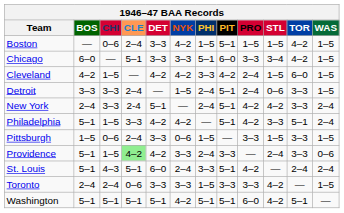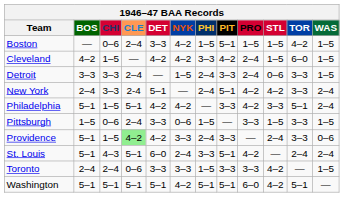- row: (25, 59)
(227, 91) 5–1 -> (227, 75) 3–3
(134, 122) 3–3 -> (134, 106) 5–1
(227, 122) 5–1 -> (227, 106) 3–3
